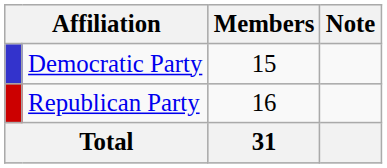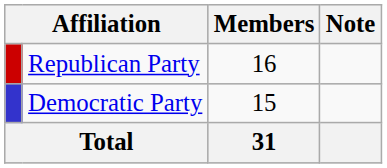rows swapped: (114, 102) <-> (115, 63)
